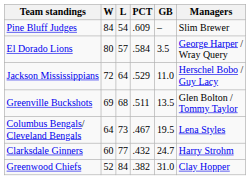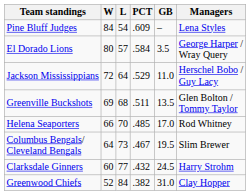(204, 28) Slim Brewer -> (202, 28) Lena Styles
+ row: (43, 124)
(202, 130) Lena Styles -> (204, 145) Slim Brewer
(166, 151) 24.7 -> (166, 167) 24.5
